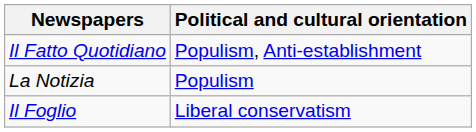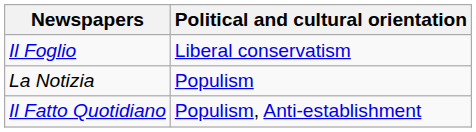rows swapped: (87, 50) <-> (43, 111)
